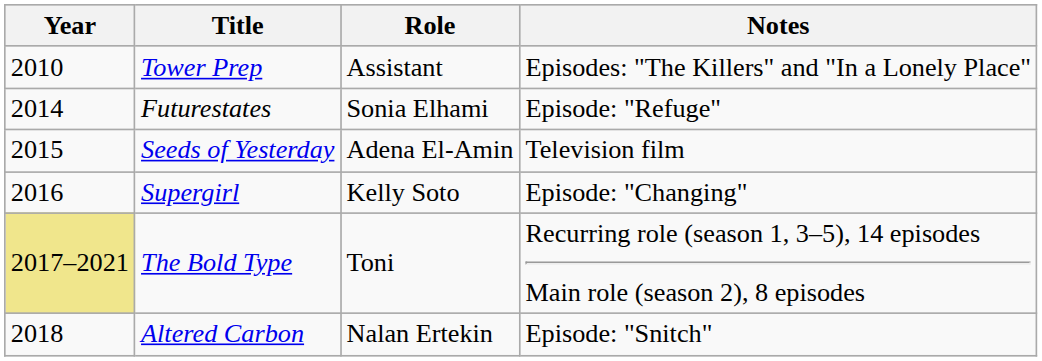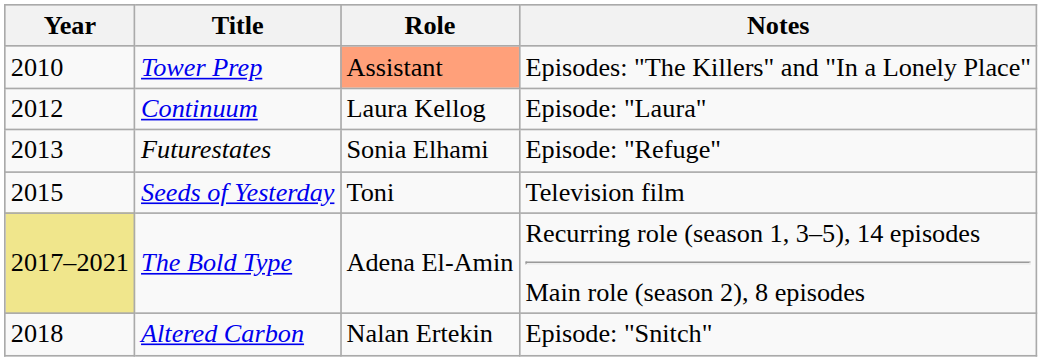(395, 66) no background -> (395, 66) lightsalmon background
+ row: (199, 108)
(37, 108) 2014 -> (37, 150) 2013
(430, 150) Adena El-Amin -> (370, 191) Toni
- row: (190, 191)
(370, 262) Toni -> (430, 262) Adena El-Amin
